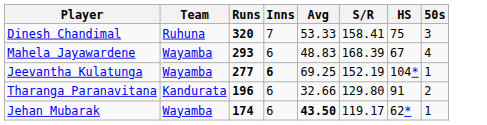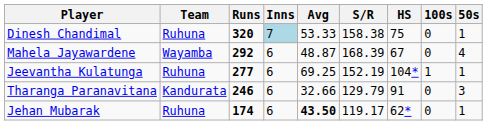+ column: (438, 14)
(270, 33) no background -> (270, 33) lightblue background
(363, 33) 158.41 -> (363, 33) 158.38
(428, 33) 3 -> (462, 33) 1
(243, 53) 293 -> (243, 53) 292
(318, 53) 48.83 -> (318, 53) 48.87
(187, 72) Wayamba -> (184, 72) Ruhuna
(270, 72) bold -> (270, 72) normal
(243, 91) 196 -> (243, 91) 246
(363, 91) 129.80 -> (363, 91) 129.79
(428, 91) 2 -> (462, 91) 3
(187, 110) Wayamba -> (184, 110) Ruhuna
